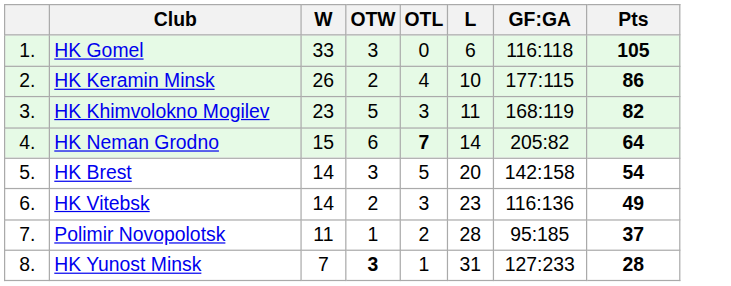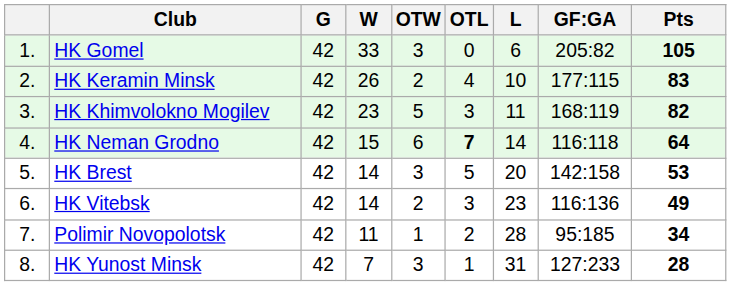+ column: (323, 19)
(540, 50) 116:118 -> (585, 50) 205:82
(633, 81) 86 -> (679, 81) 83
(540, 142) 205:82 -> (585, 142) 116:118
(633, 173) 54 -> (679, 173) 53
(633, 234) 37 -> (679, 234) 34
(373, 265) bold -> (418, 265) normal
